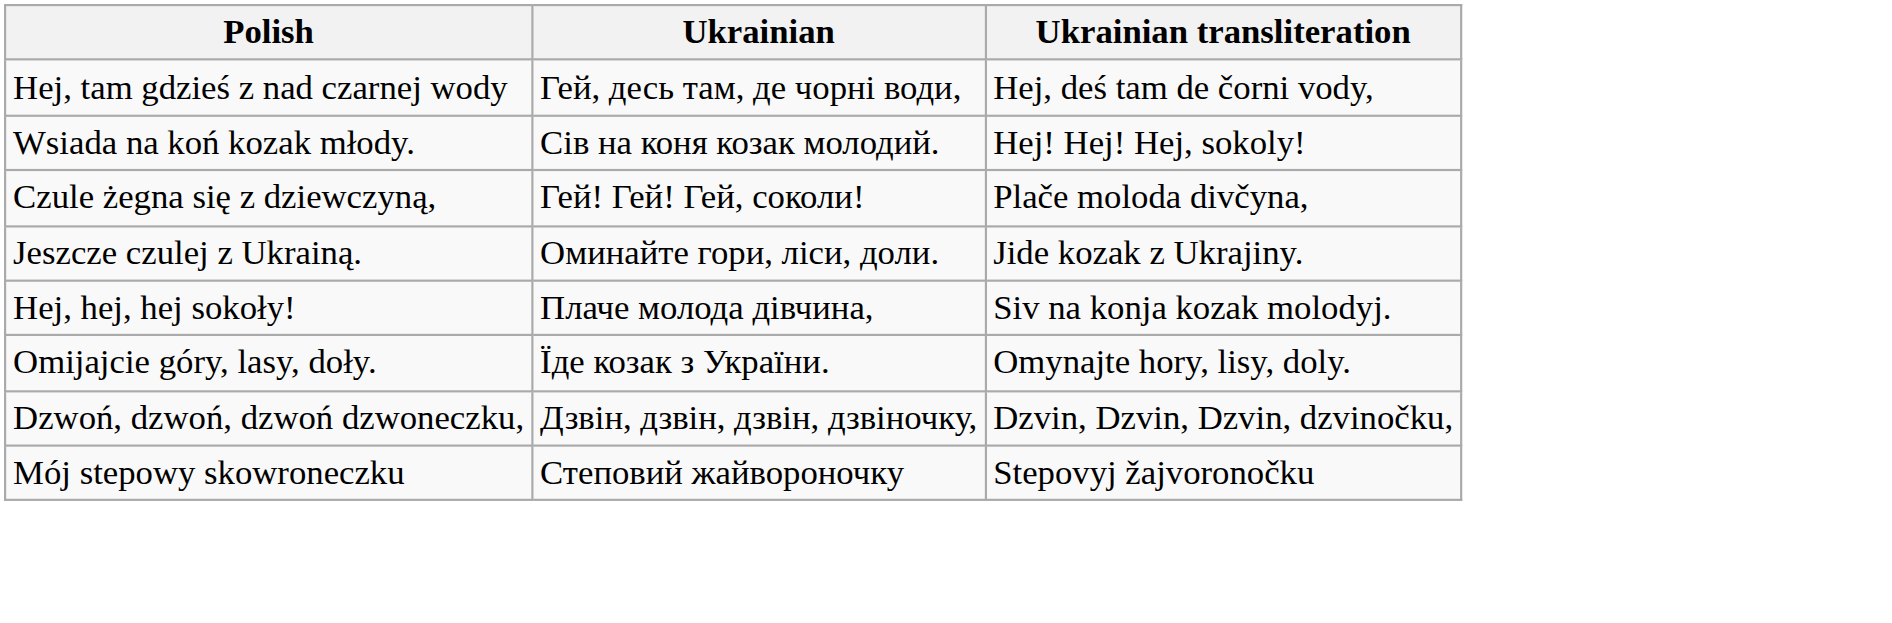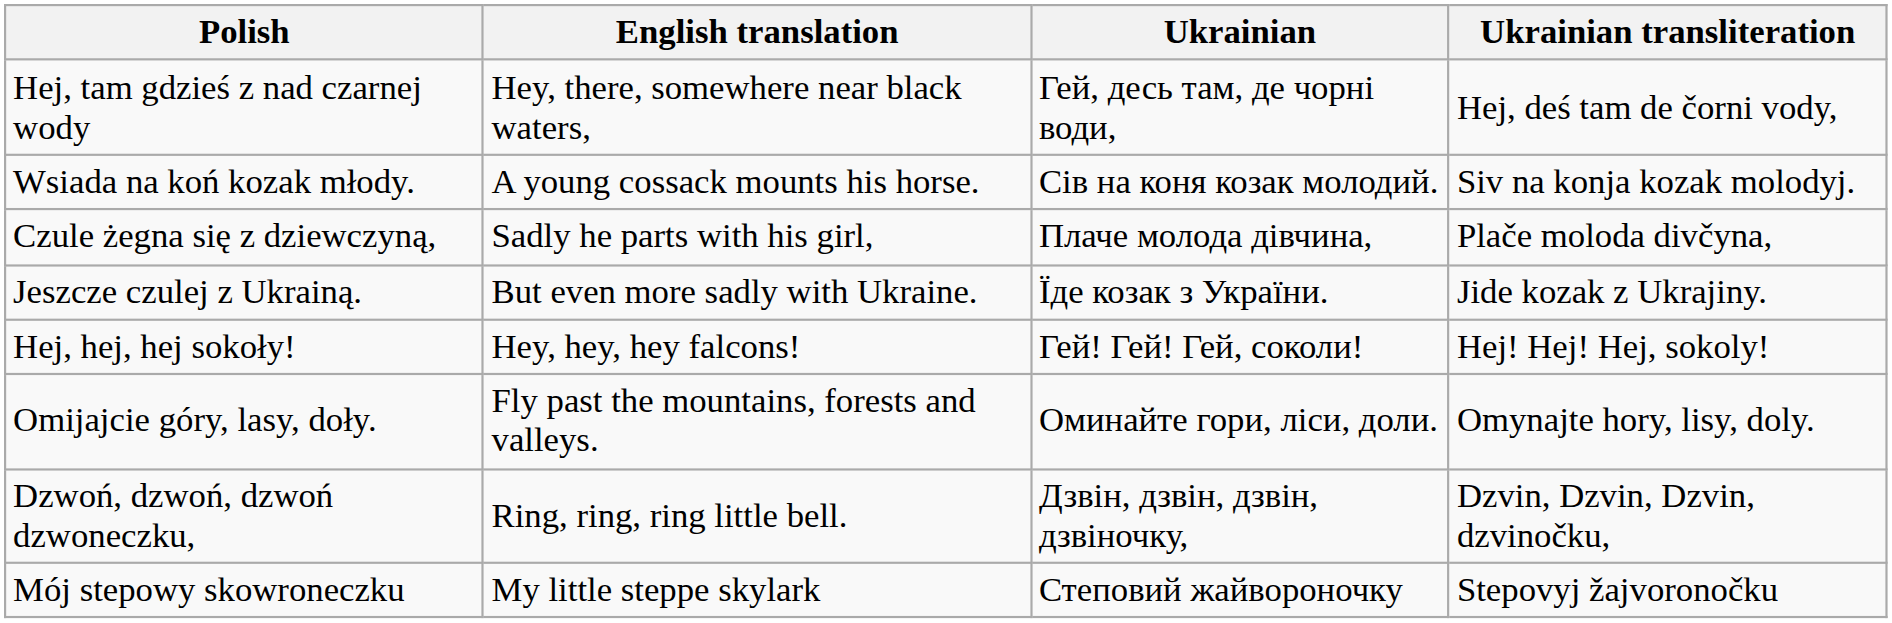+ column: (757, 32)
(1149, 142) Hej! Hej! Hej, sokoly! -> (1656, 181) Siv na konja kozak molodyj.
(702, 197) Гей! Гей! Гей, соколи! -> (1206, 236) Плаче молода дівчина,
(740, 252) Оминайте гори, ліси, доли. -> (1184, 291) Їде козак з України.
(707, 307) Плаче молода дівчина, -> (1201, 346) Гей! Гей! Гей, соколи!
(1192, 307) Siv na konja kozak molodyj. -> (1613, 346) Hej! Hej! Hej, sokoly!
(685, 362) Їде козак з України. -> (1238, 421) Оминайте гори, ліси, доли.
